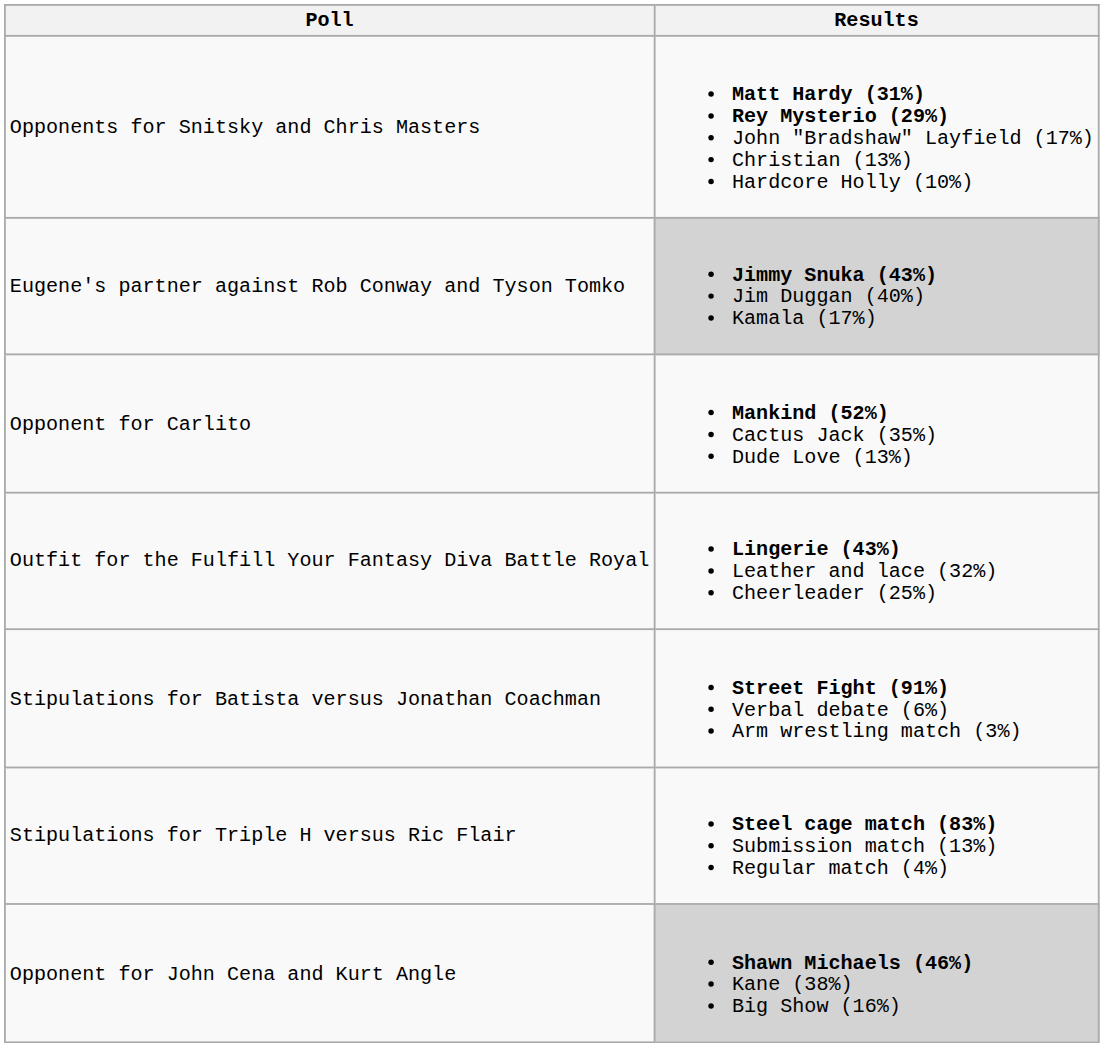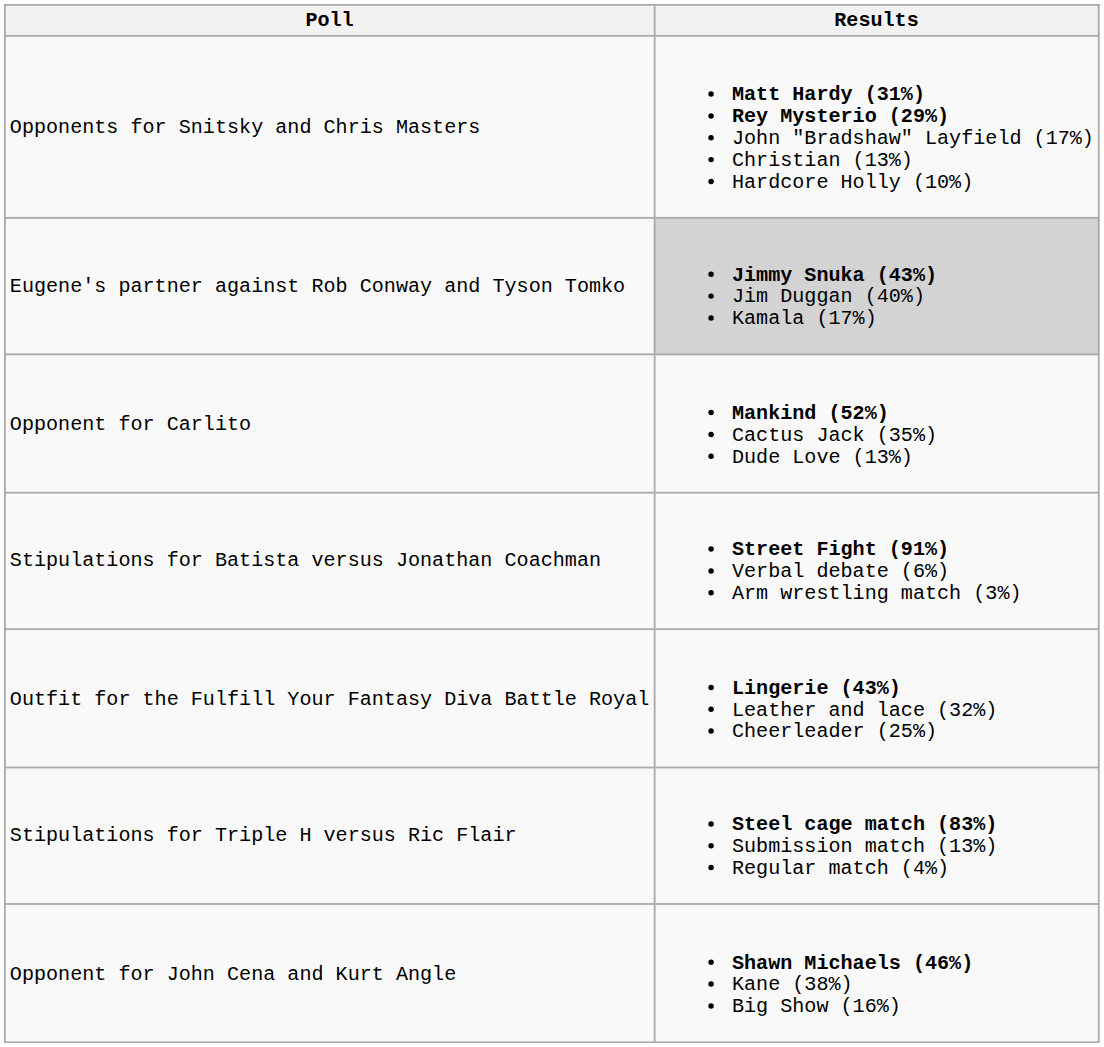rows swapped: (305, 699) <-> (330, 561)
(877, 984) lightgrey background -> (877, 984) no background
